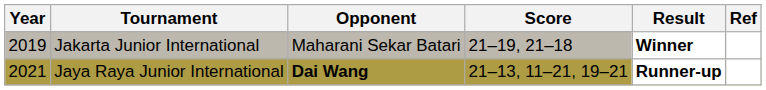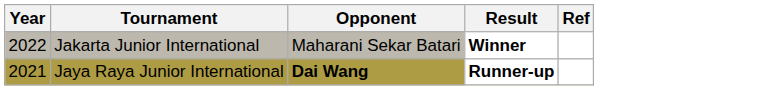- column: (548, 18)
(27, 45) 2019 -> (27, 45) 2022
